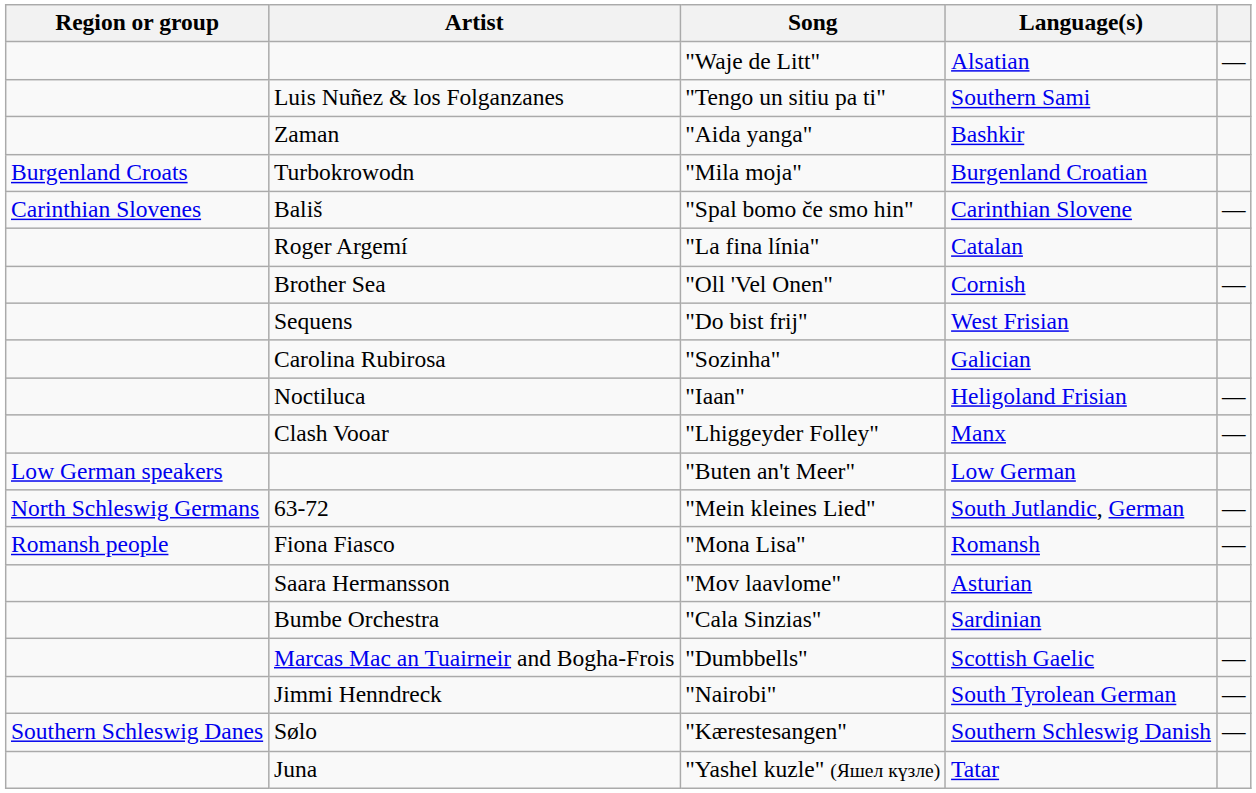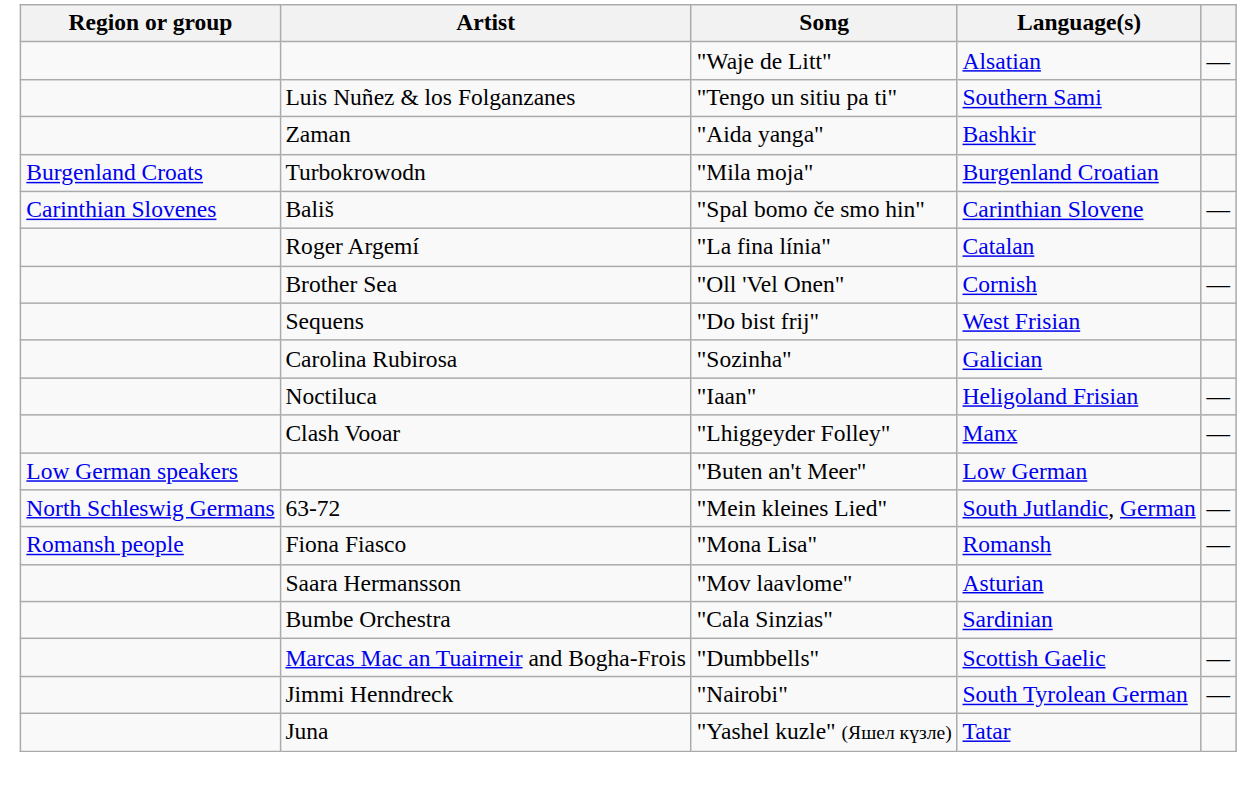- row: (766, 731)
